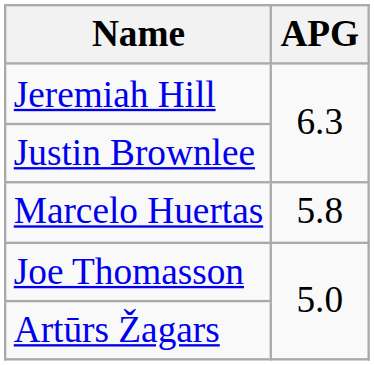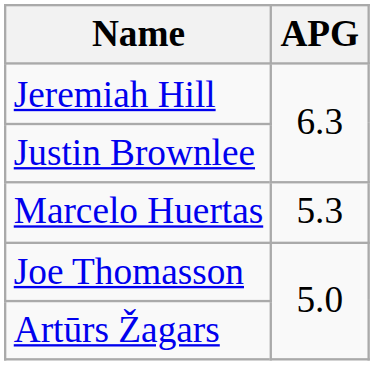(320, 211) 5.8 -> (320, 211) 5.3
